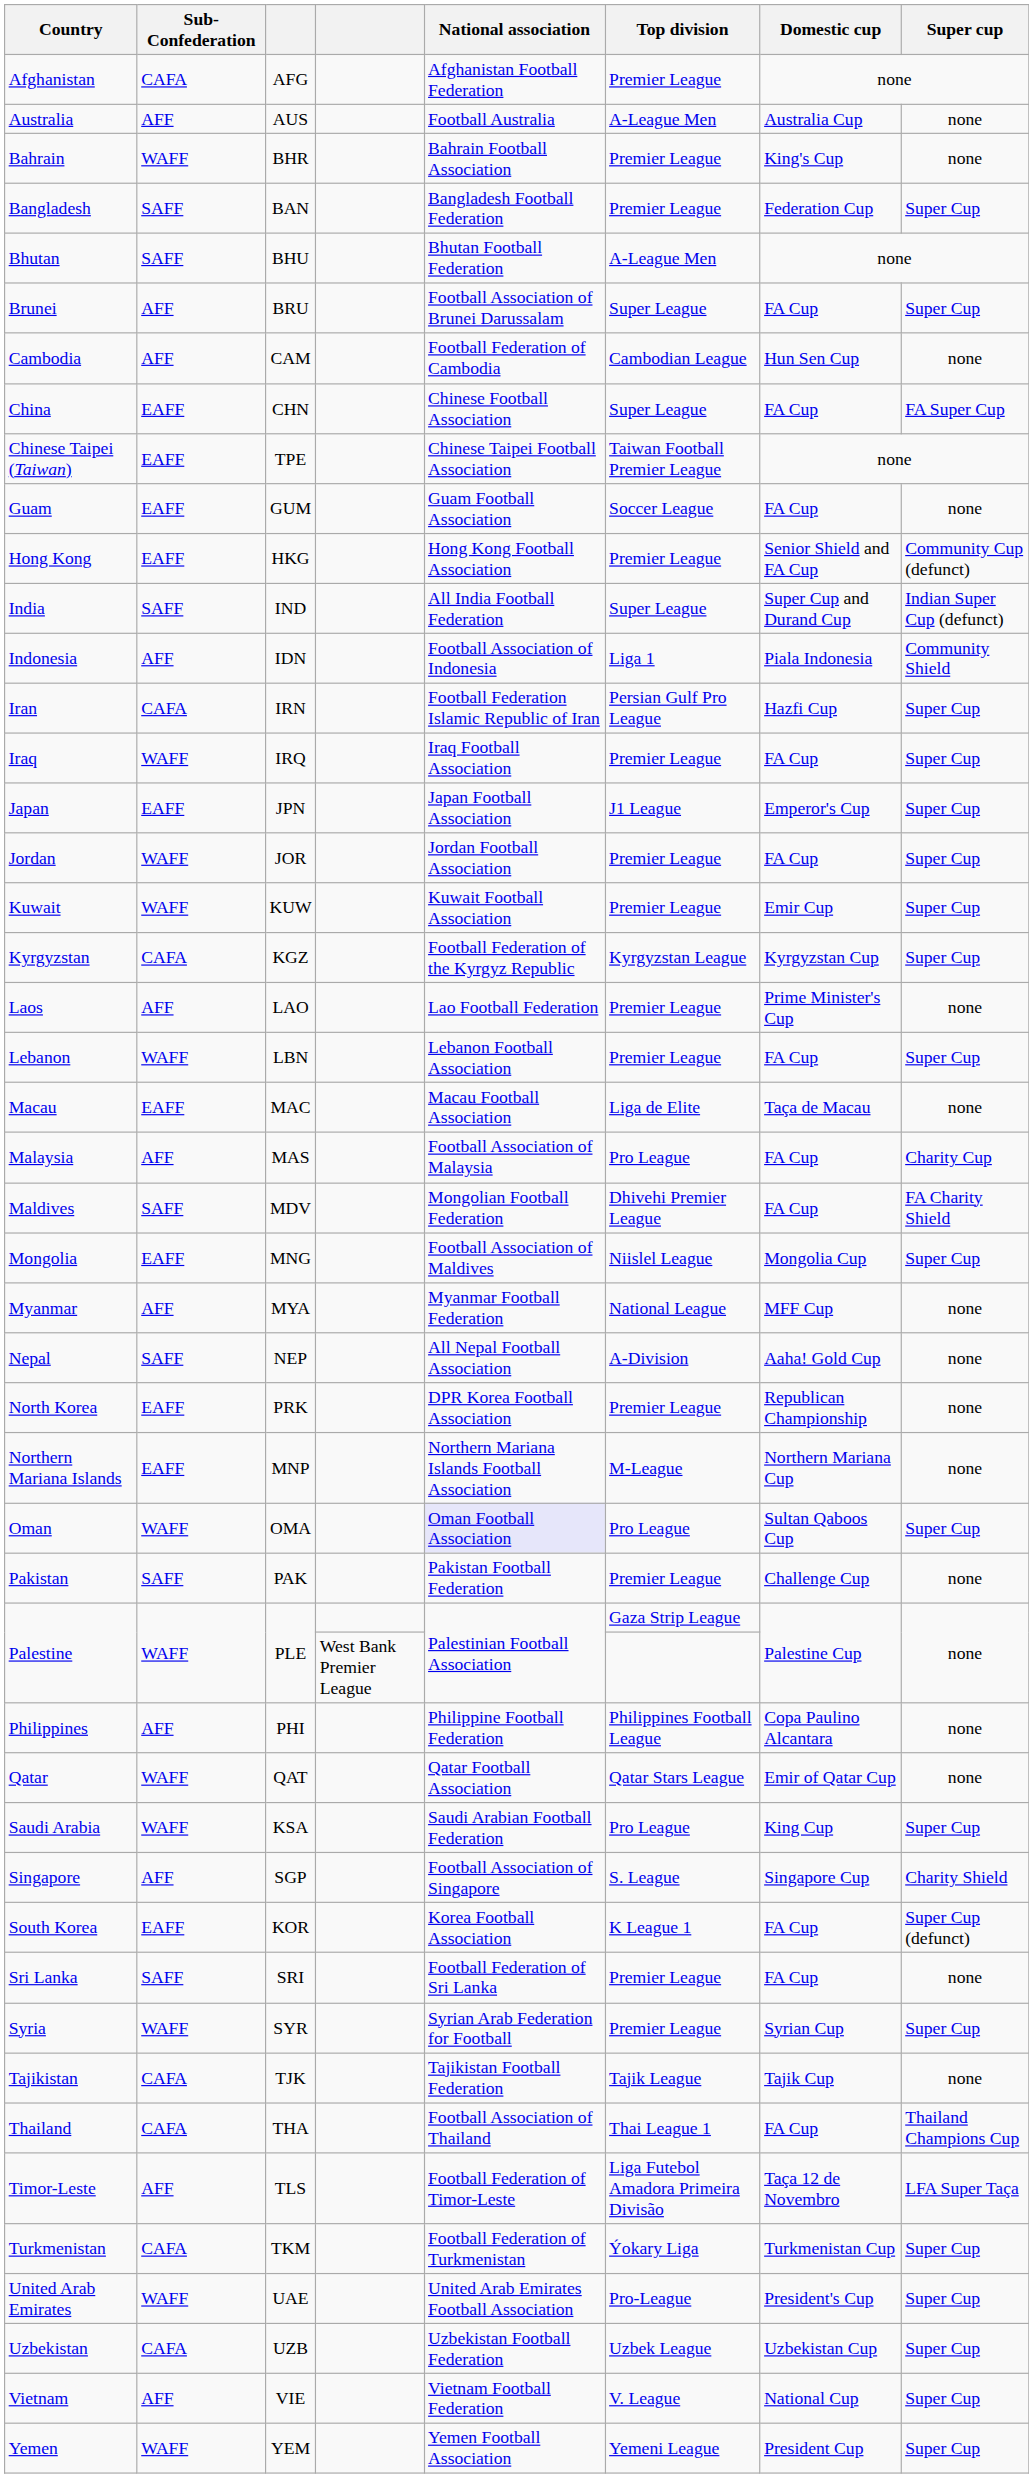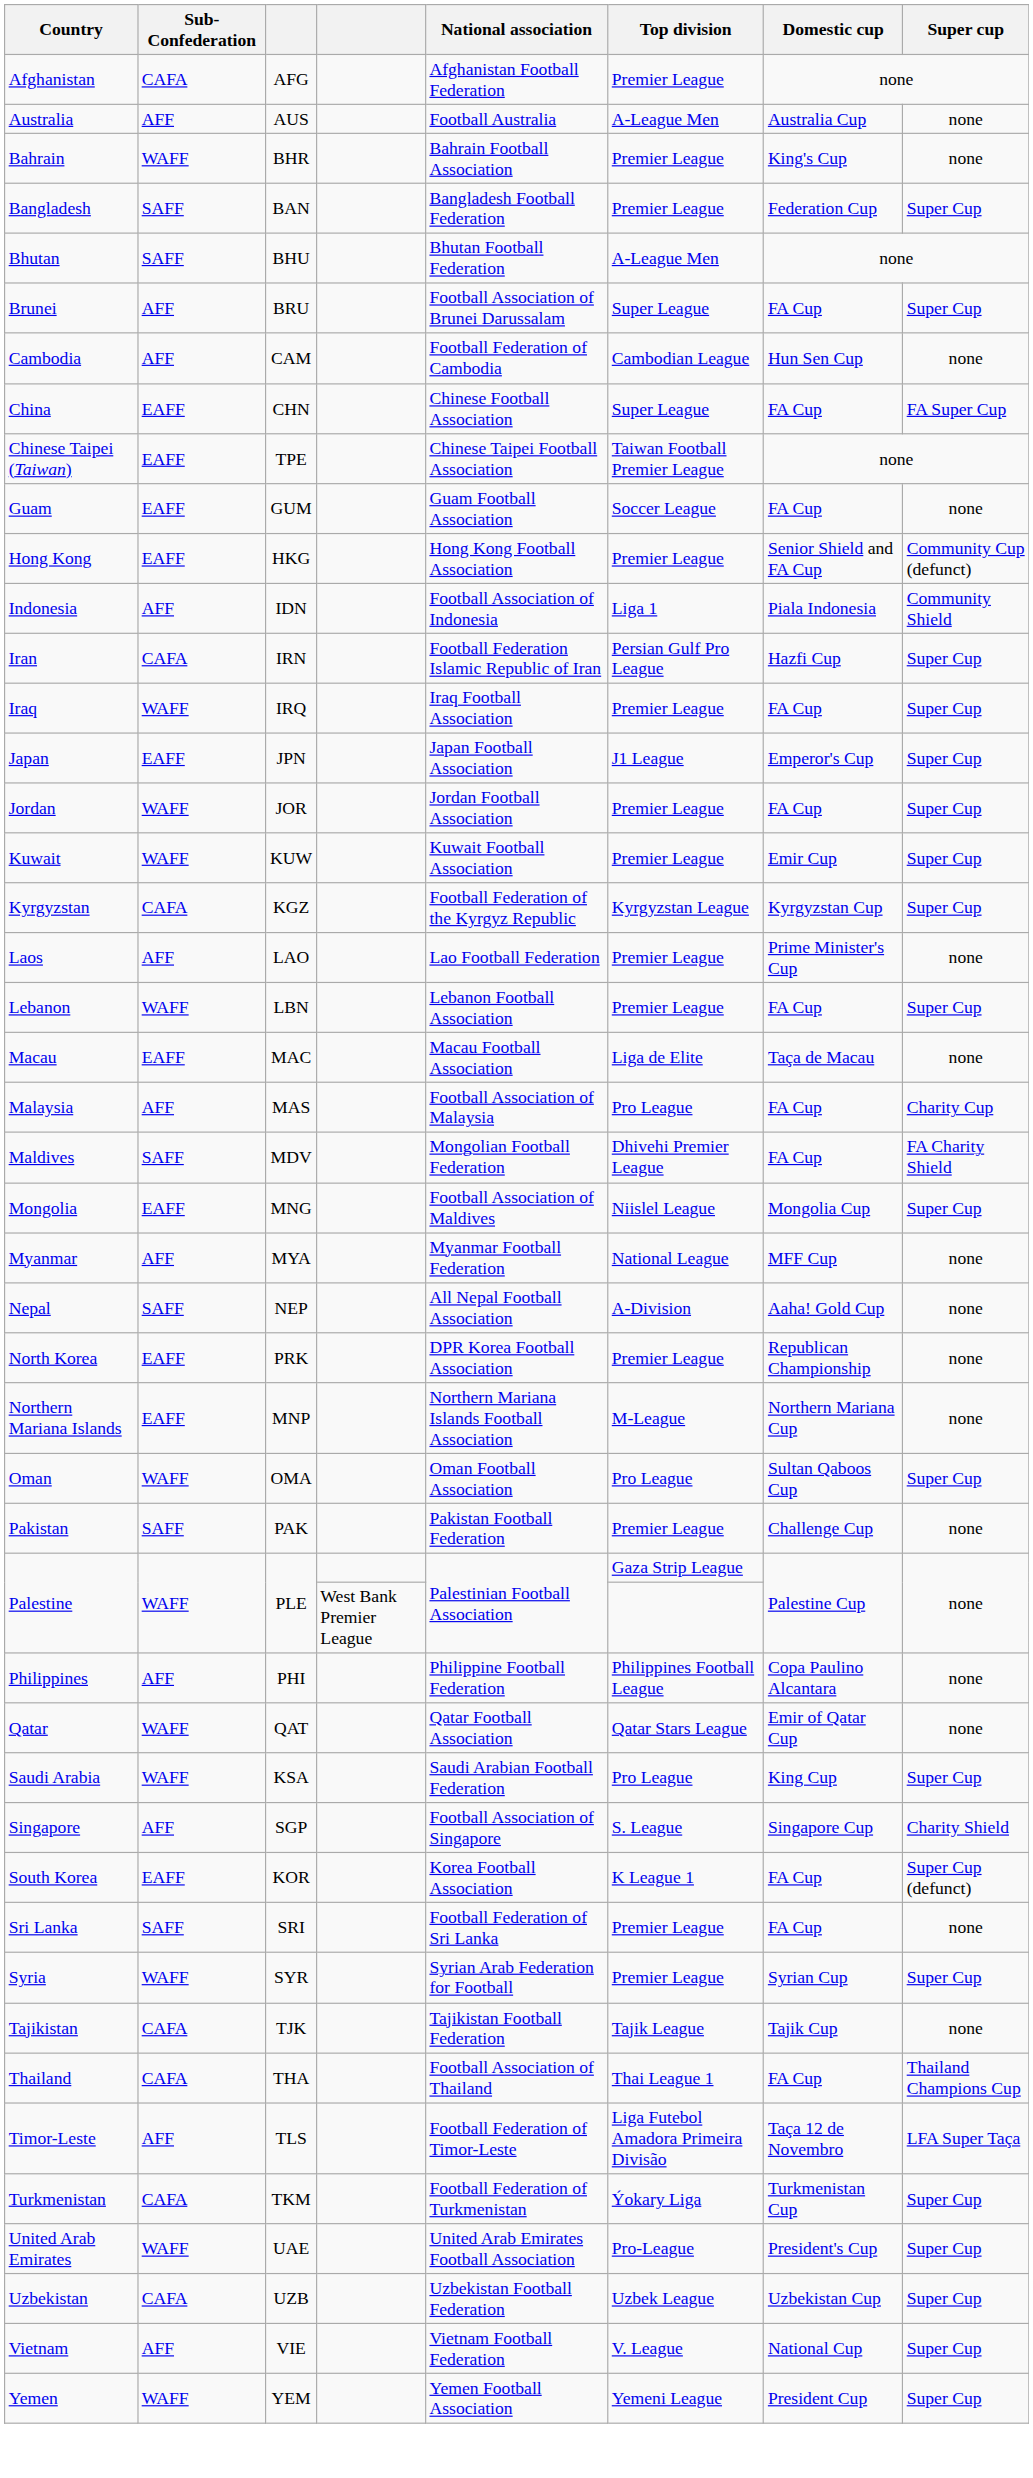- row: (27, 608)
(481, 1528) lavender background -> (483, 1478) no background
